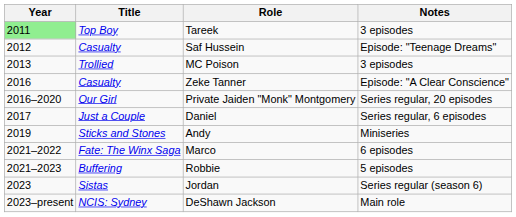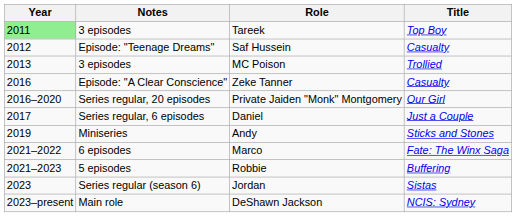columns swapped: (129, 13) <-> (435, 13)
